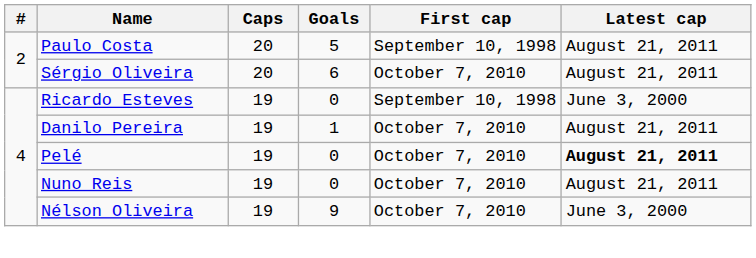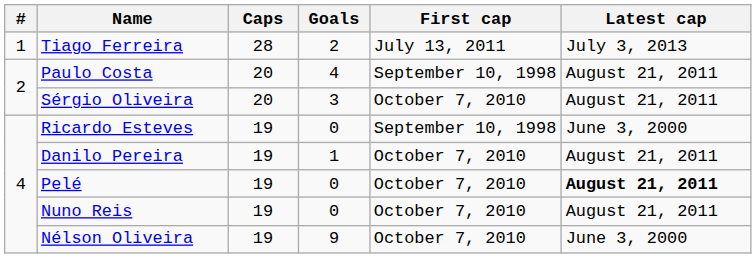+ row: (112, 46)
(334, 46) 5 -> (334, 74) 4
(334, 74) 6 -> (334, 101) 3
